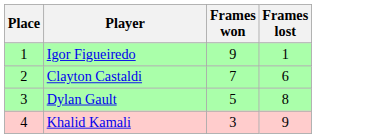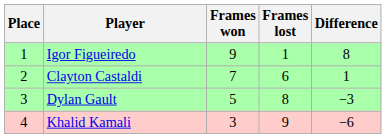+ column: (346, 23)
